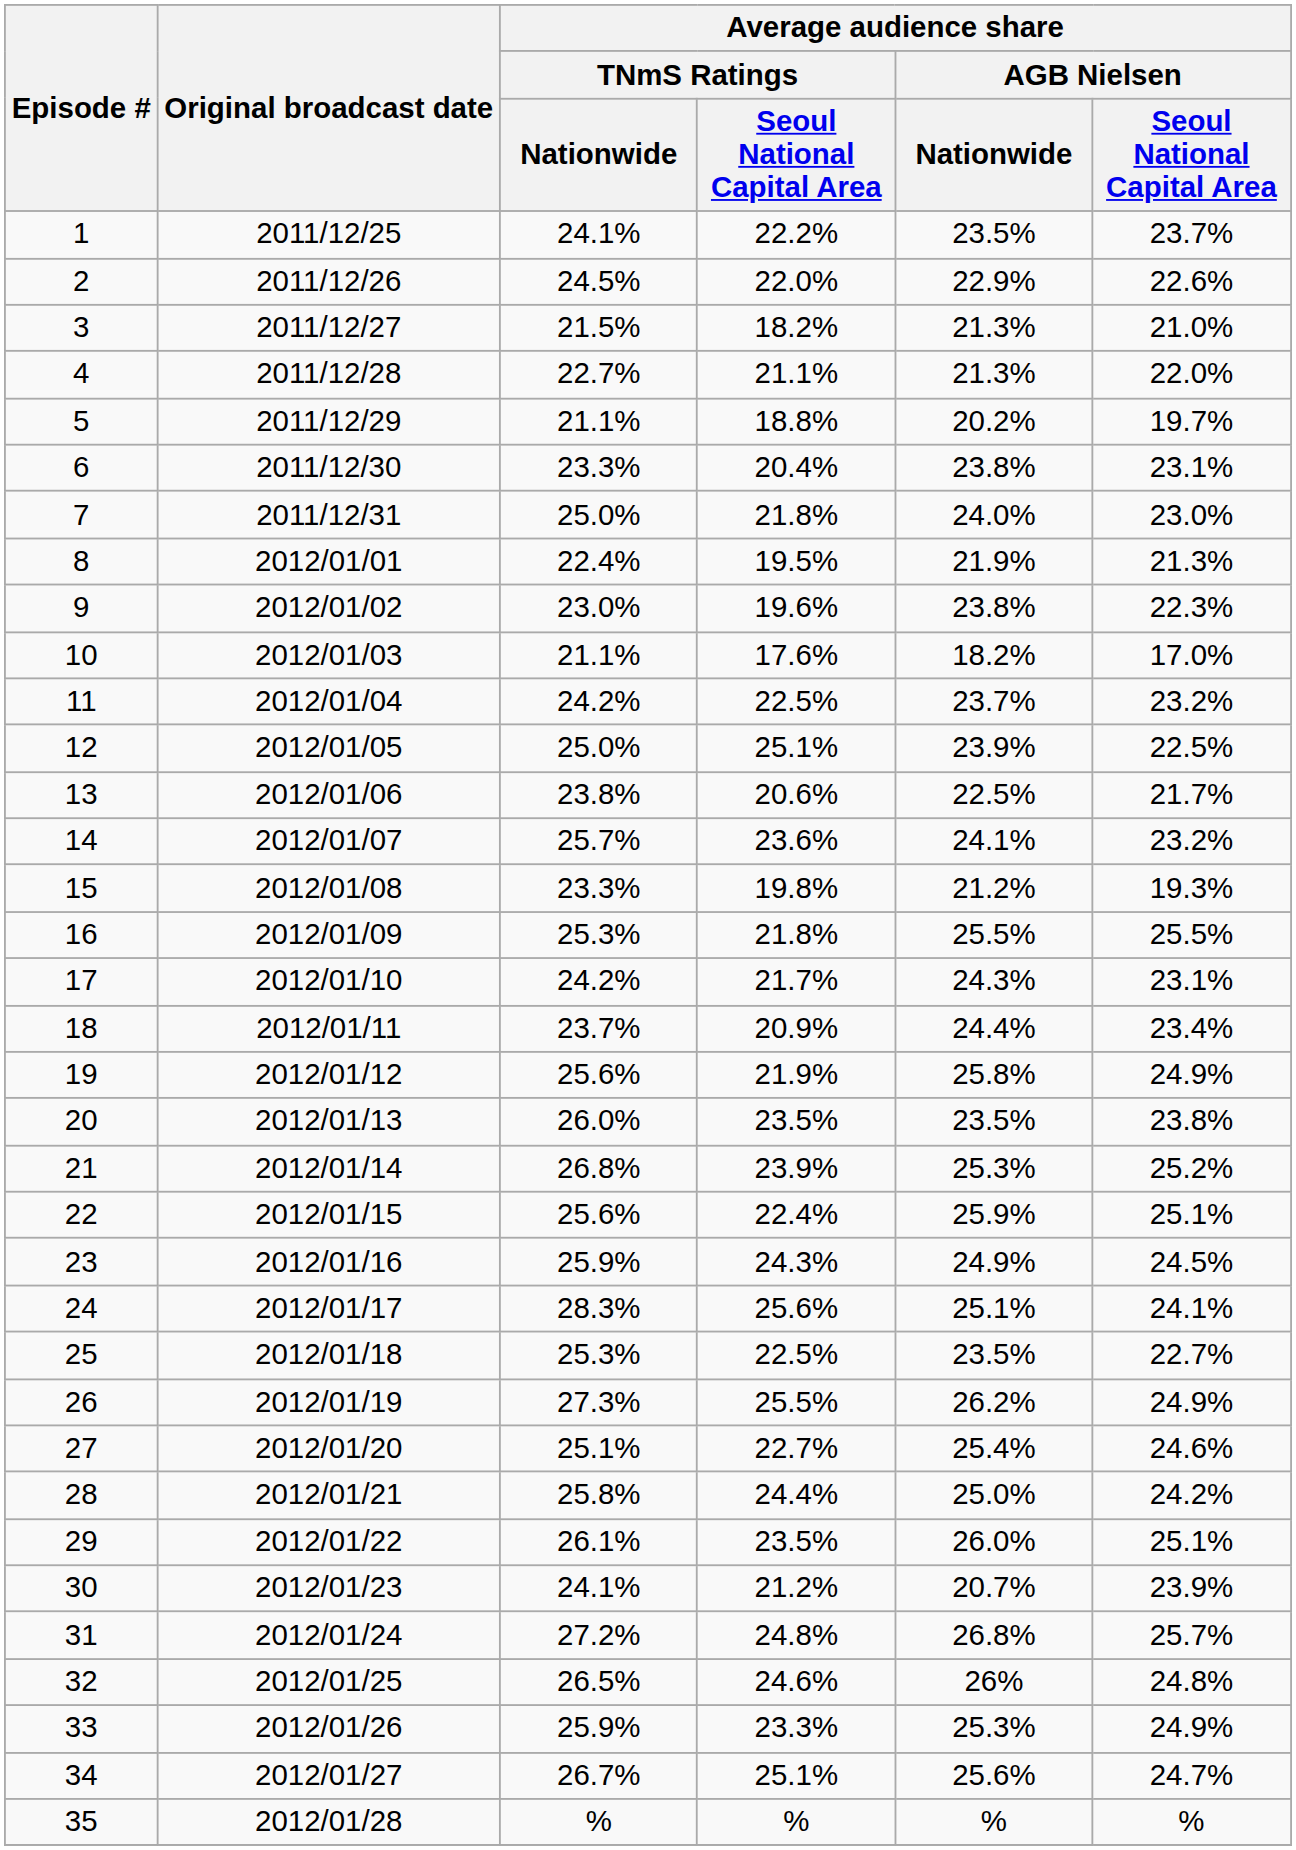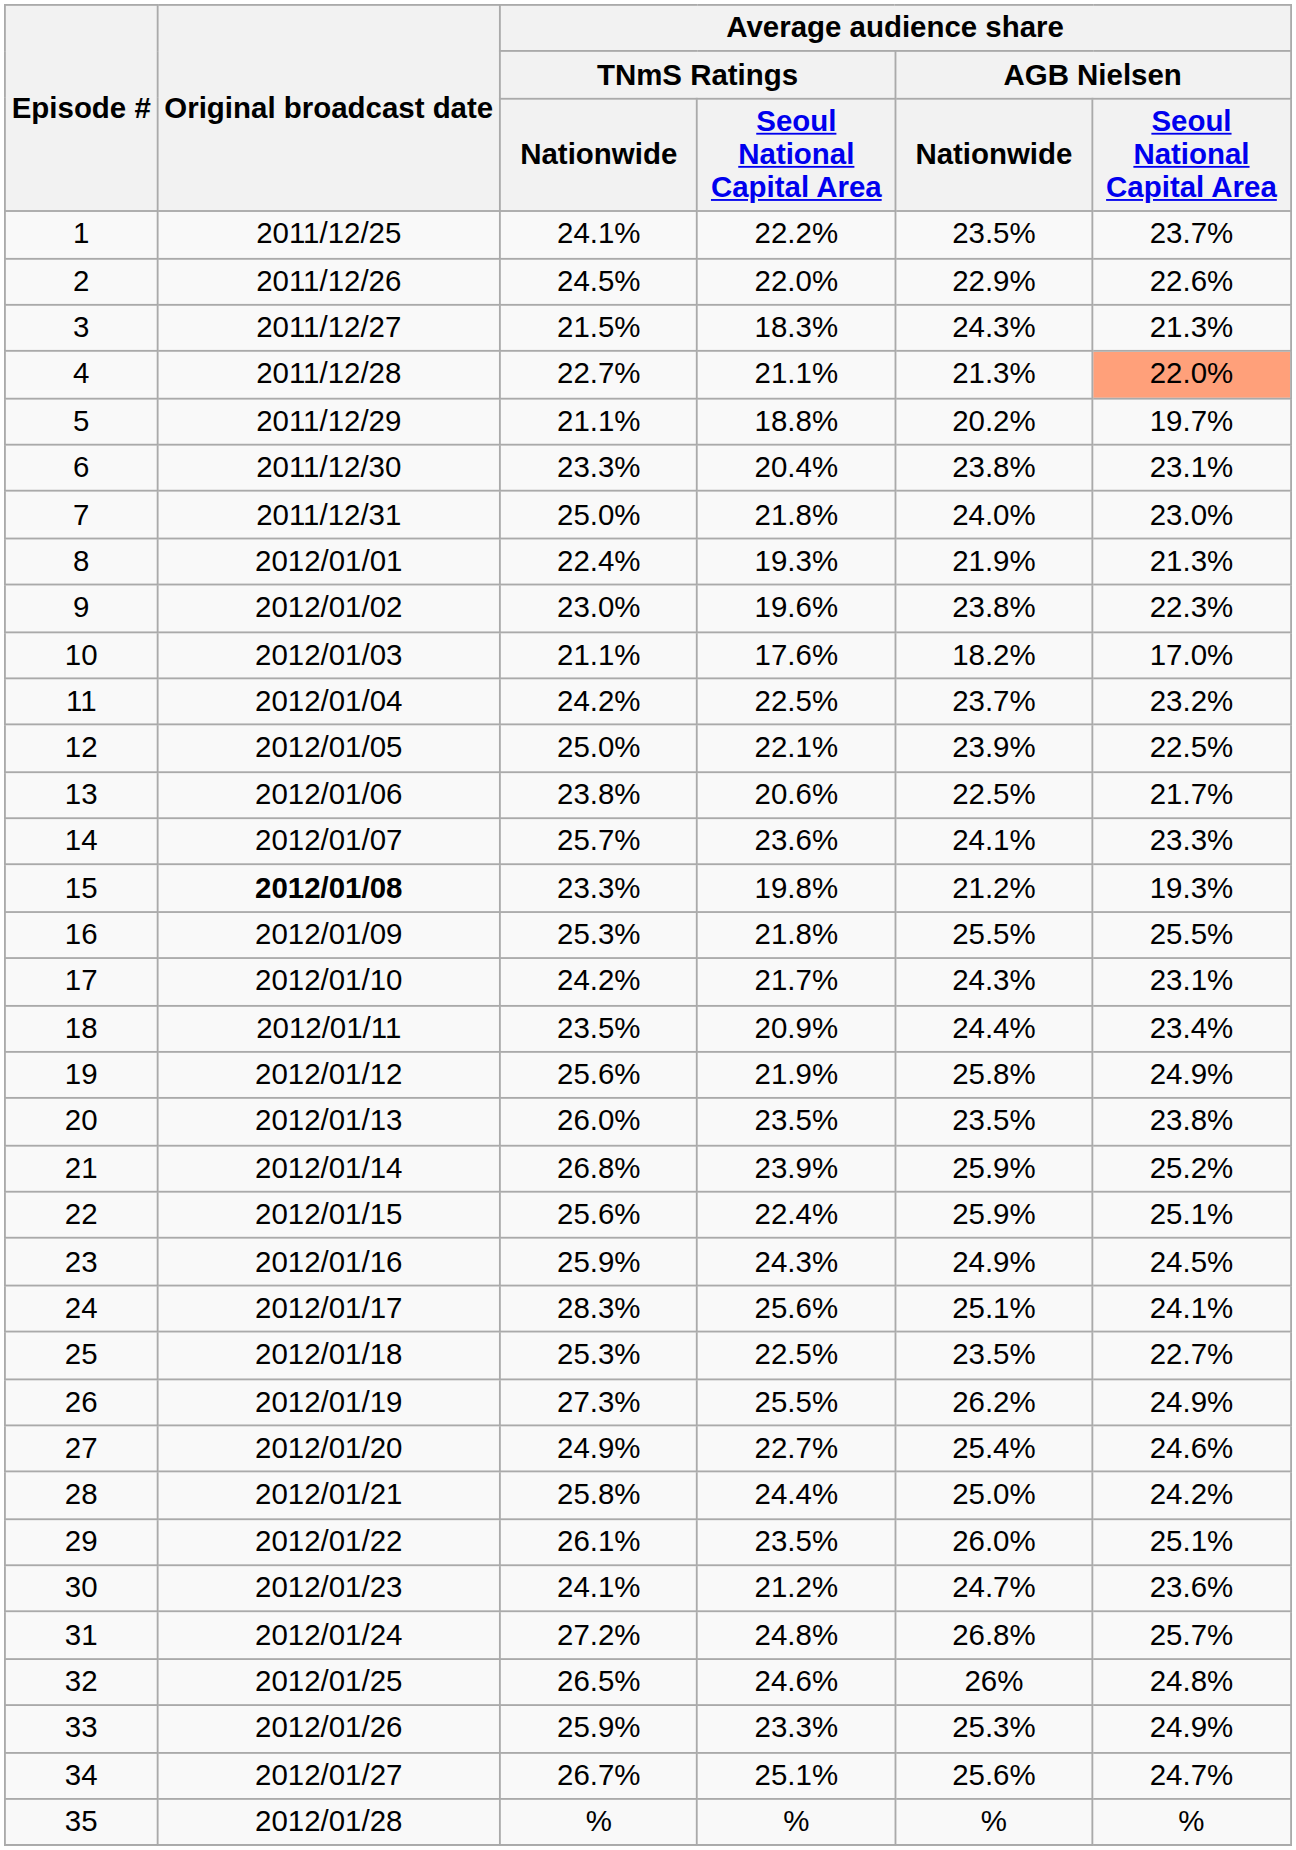(796, 327) 18.2% -> (796, 327) 18.3%
(994, 327) 21.3% -> (994, 327) 24.3%
(1191, 327) 21.0% -> (1191, 327) 21.3%
(1191, 374) no background -> (1191, 374) lightsalmon background
(796, 560) 19.5% -> (796, 560) 19.3%
(796, 747) 25.1% -> (796, 747) 22.1%
(1191, 841) 23.2% -> (1191, 841) 23.3%
(329, 887) normal -> (329, 887) bold
(599, 1027) 23.7% -> (599, 1027) 23.5%
(994, 1167) 25.3% -> (994, 1167) 25.9%
(599, 1448) 25.1% -> (599, 1448) 24.9%
(994, 1588) 20.7% -> (994, 1588) 24.7%
(1191, 1588) 23.9% -> (1191, 1588) 23.6%
